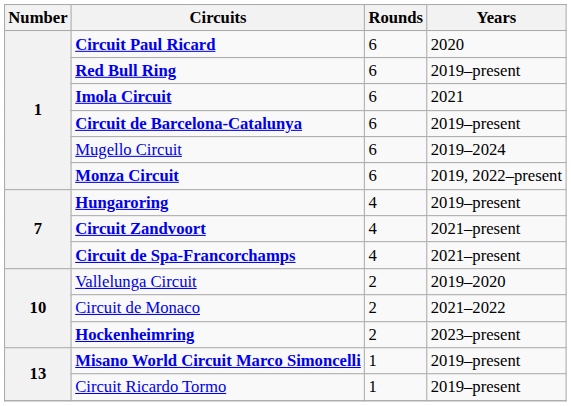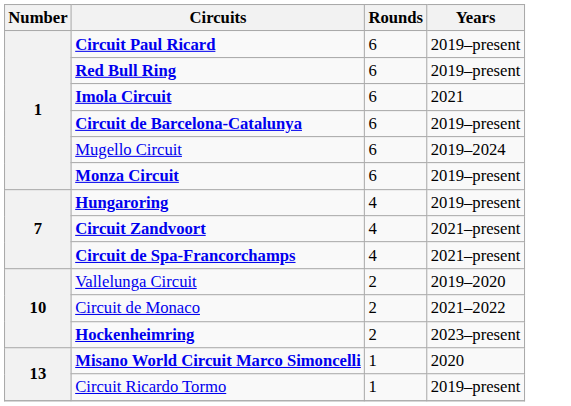(447, 44) 2020 -> (476, 44) 2019–present
(496, 176) 2019, 2022–present -> (476, 176) 2019–present
(476, 360) 2019–present -> (447, 360) 2020
